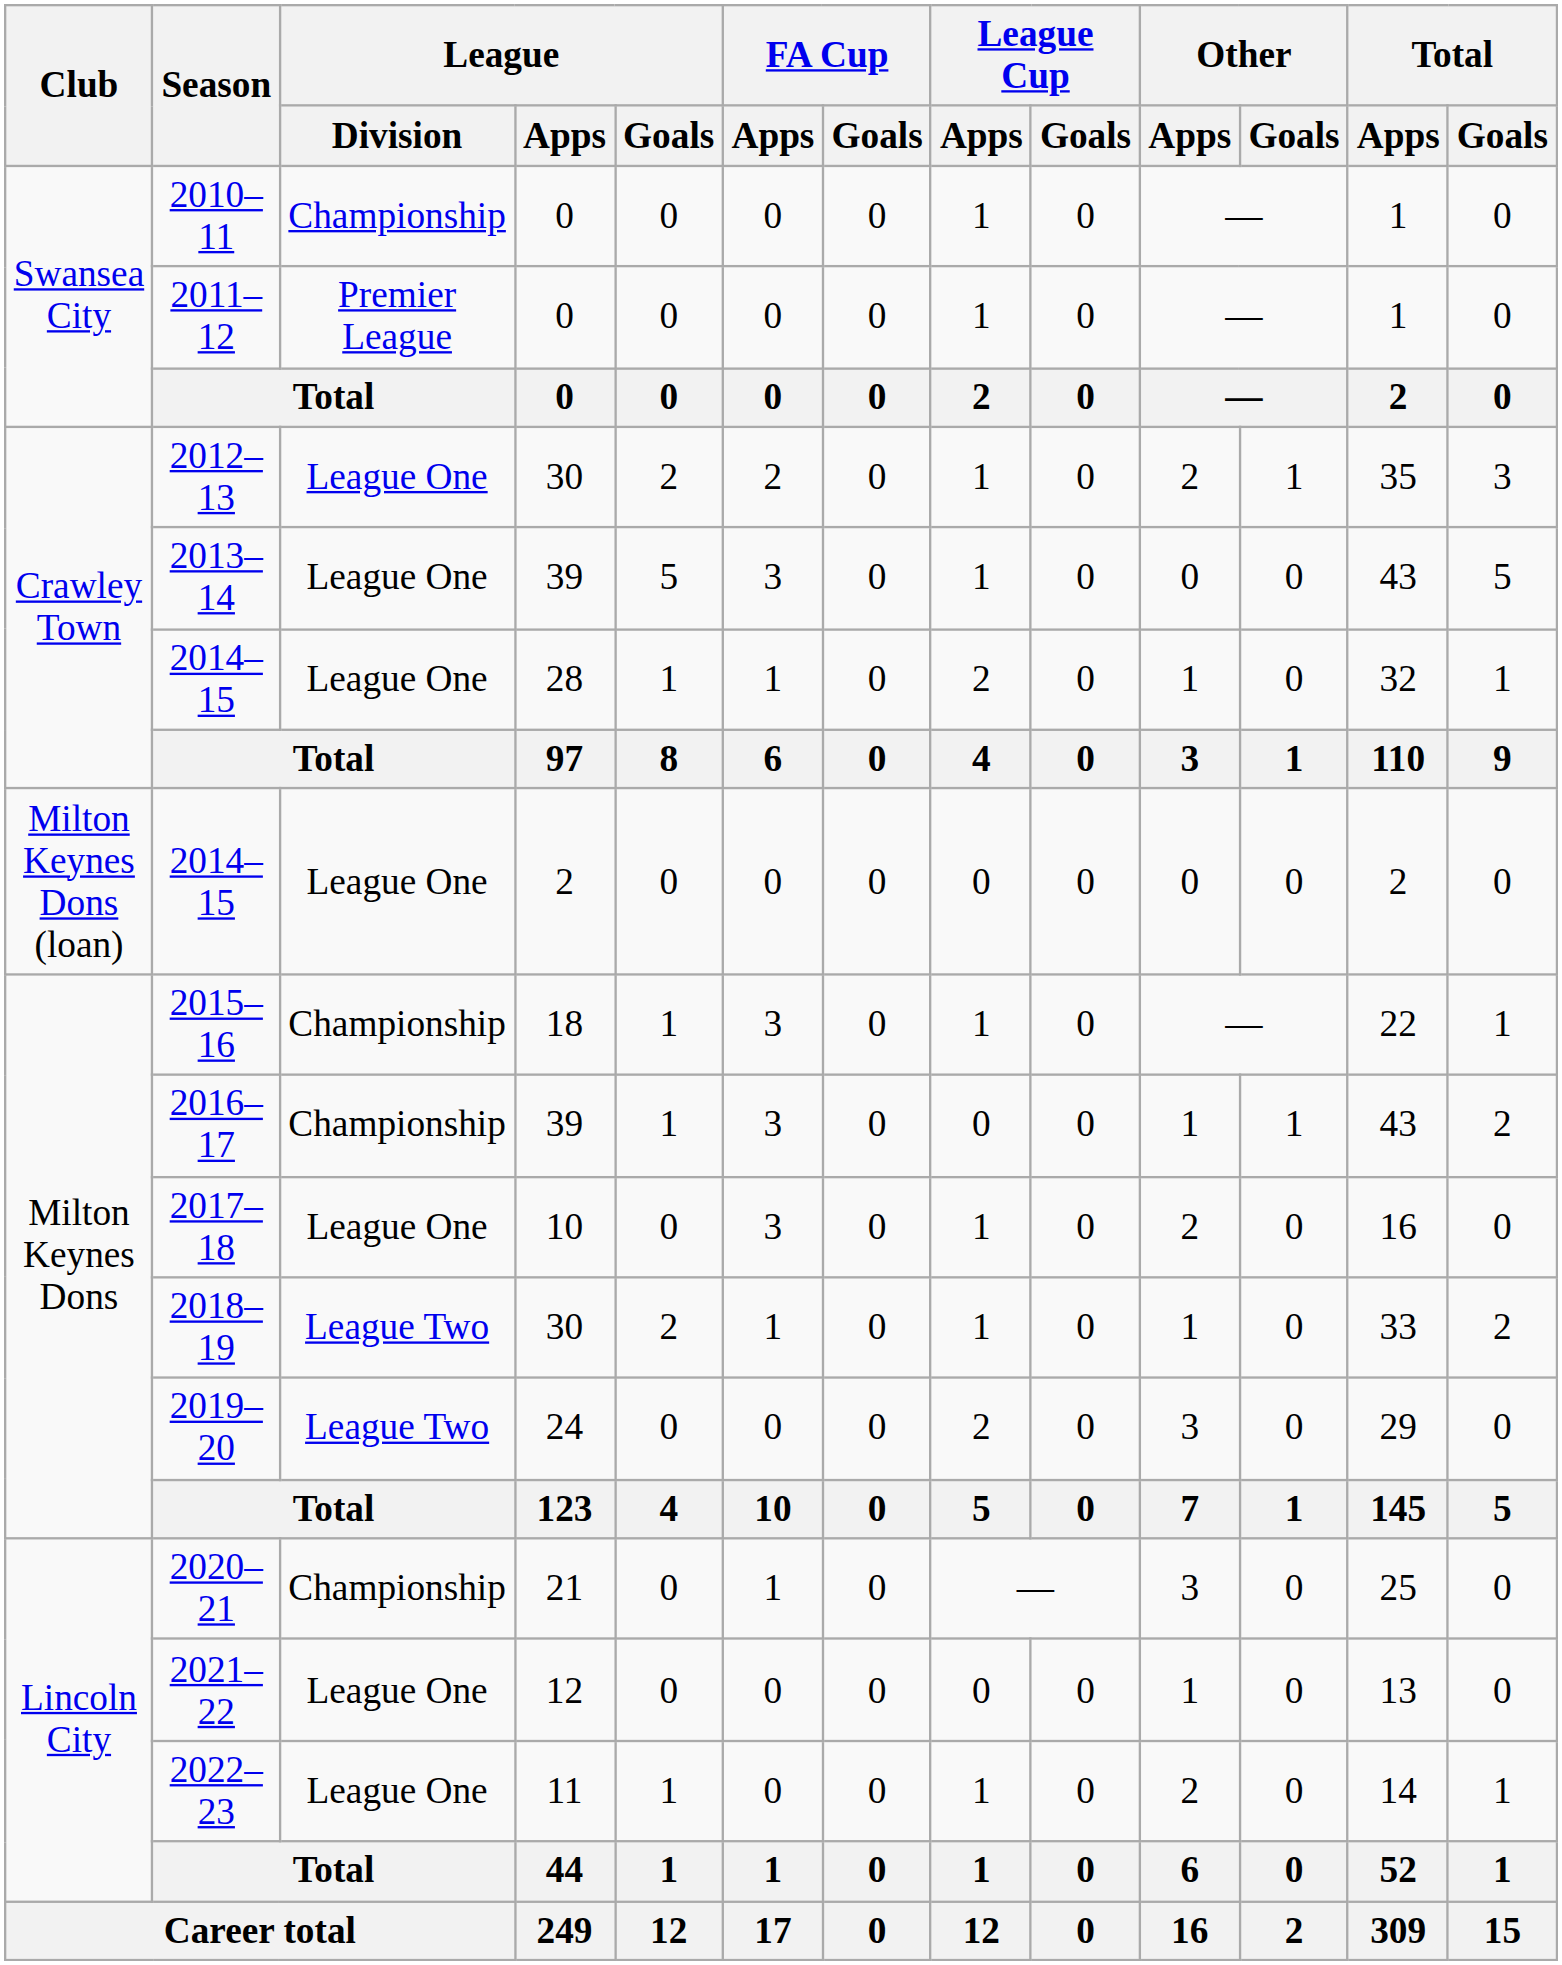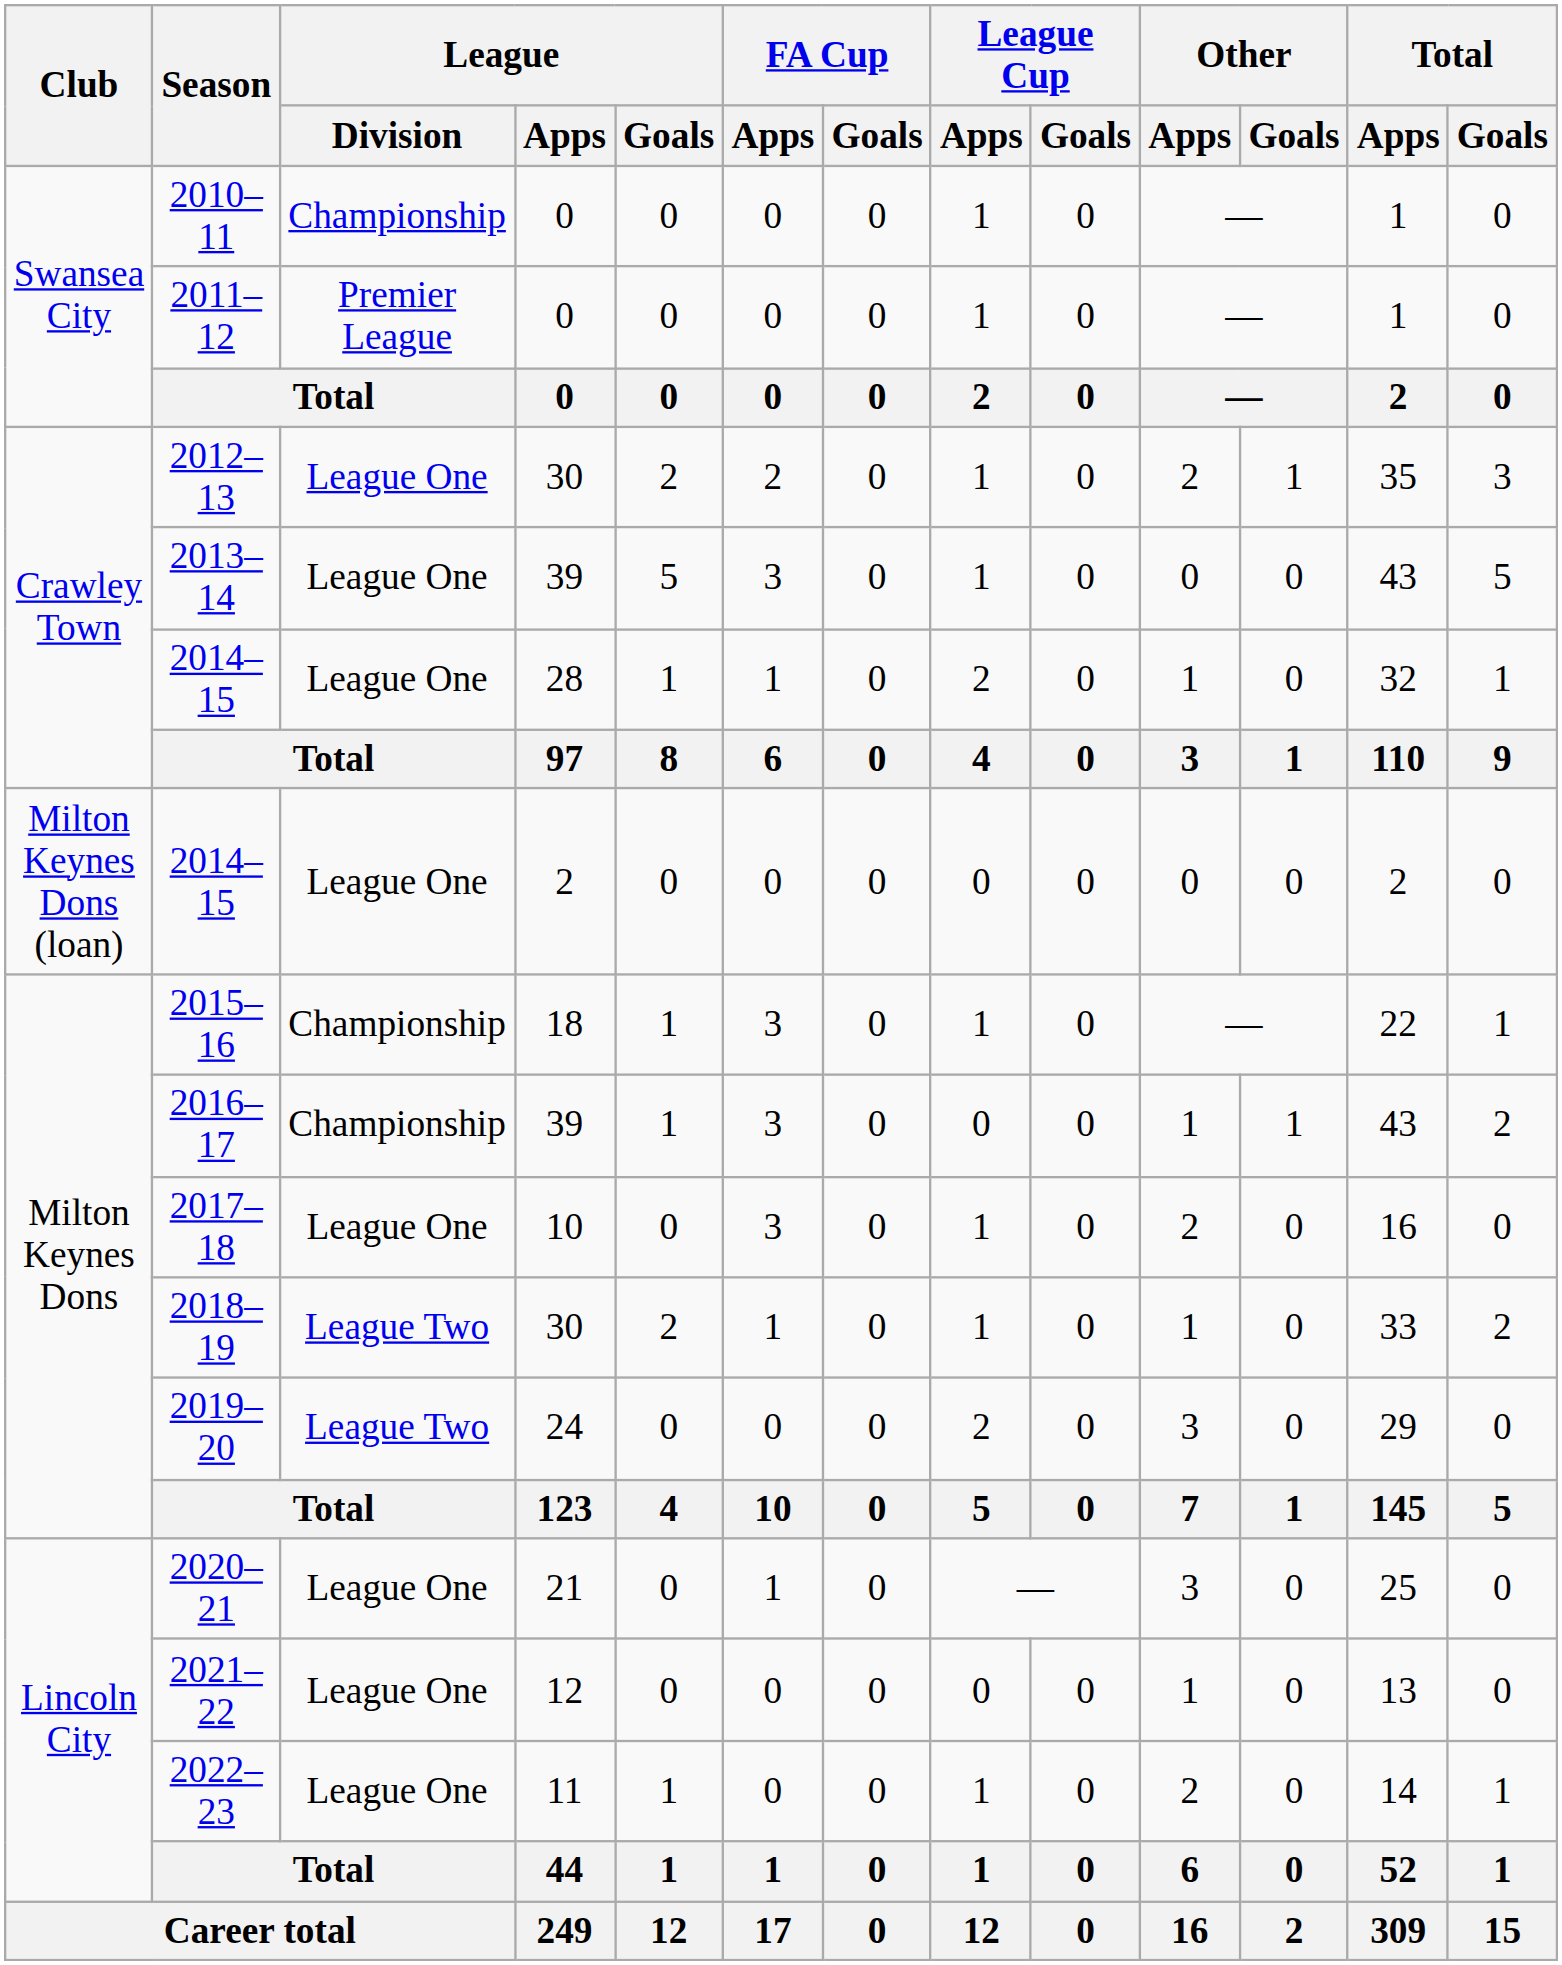(397, 1588) Championship -> (397, 1588) League One
